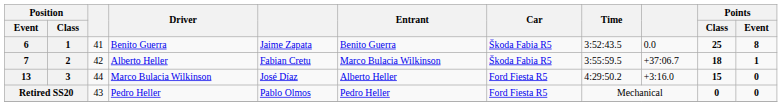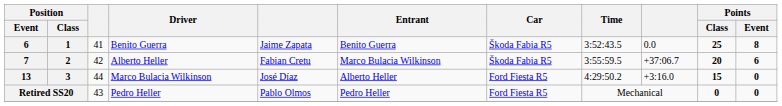(717, 60) 18 -> (717, 60) 20
(757, 60) 1 -> (757, 60) 6
